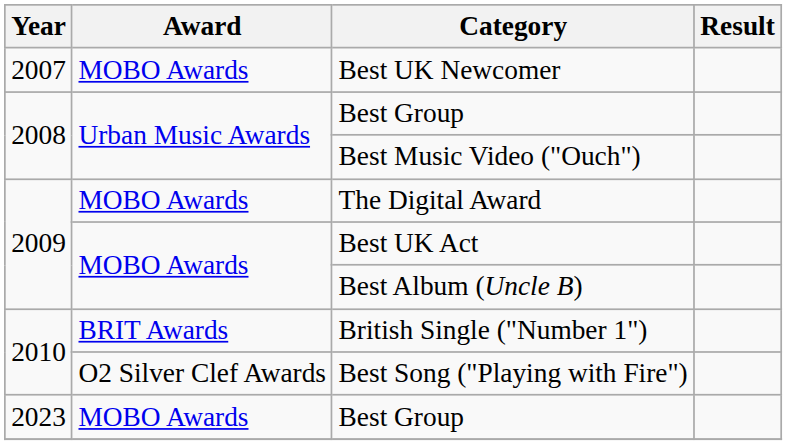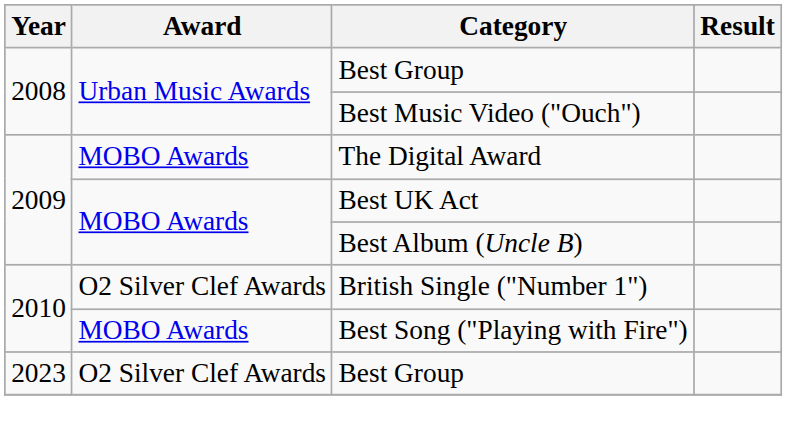- row: (39, 69)
(153, 329) BRIT Awards -> (202, 286) O2 Silver Clef Awards
(202, 373) O2 Silver Clef Awards -> (163, 329) MOBO Awards
(163, 416) MOBO Awards -> (202, 373) O2 Silver Clef Awards
